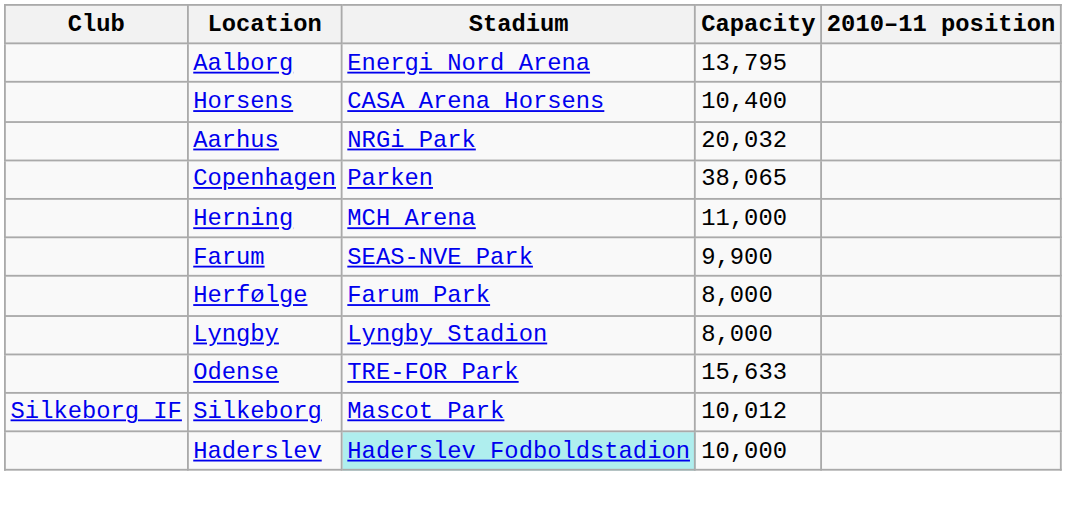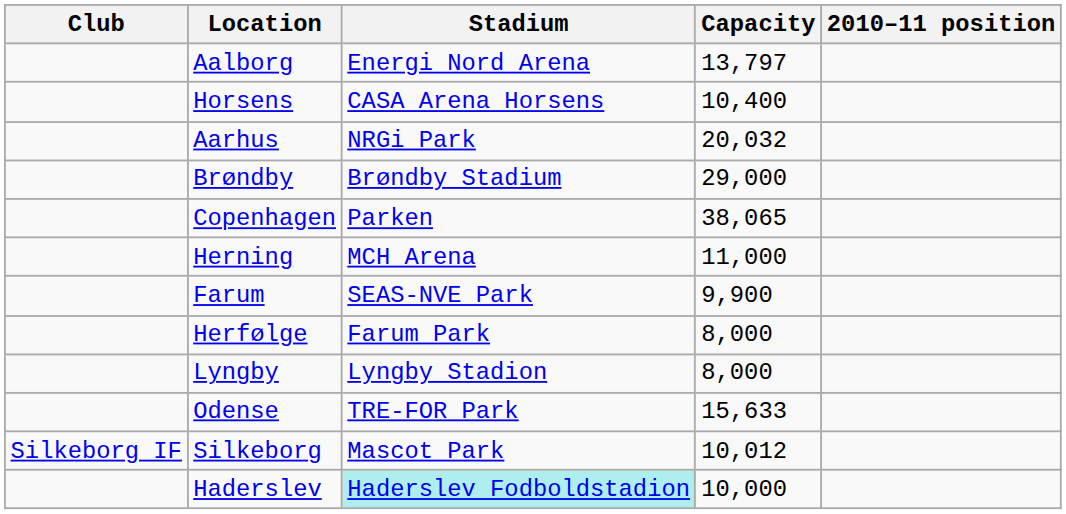(744, 63) 13,795 -> (744, 63) 13,797
+ row: (243, 179)
